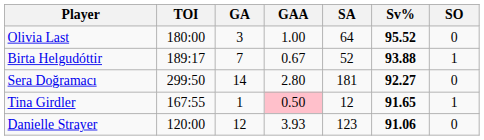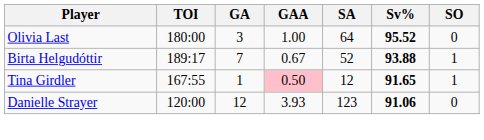- row: (52, 80)
